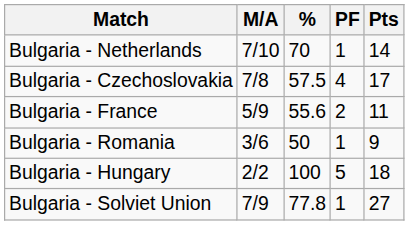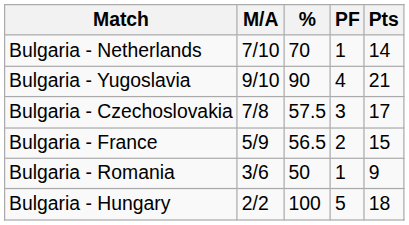+ row: (100, 81)
(340, 81) 4 -> (340, 111) 3
(307, 111) 55.6 -> (307, 142) 56.5
(379, 111) 11 -> (379, 142) 15
- row: (110, 204)
